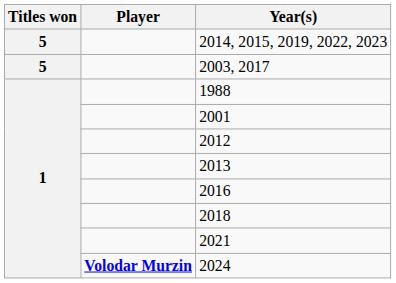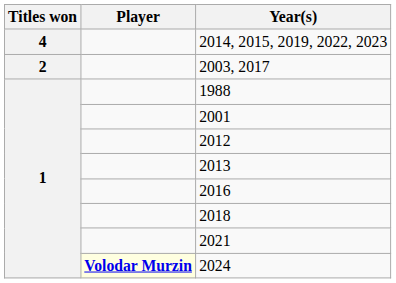(43, 41) 5 -> (43, 41) 4
(43, 66) 5 -> (43, 66) 2
(138, 265) no background -> (138, 265) lightyellow background
